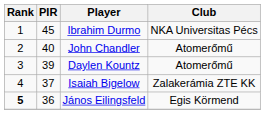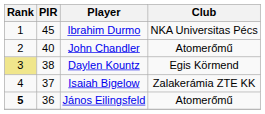(20, 65) no background -> (20, 65) khaki background
(48, 65) 39 -> (48, 65) 38
(204, 65) Atomerőmű -> (204, 65) Egis Körmend
(204, 100) Egis Körmend -> (204, 100) Atomerőmű
